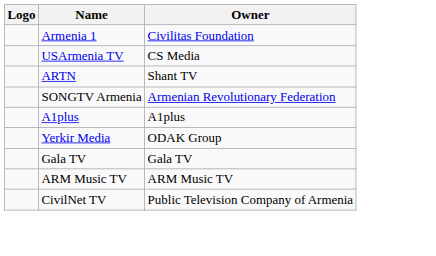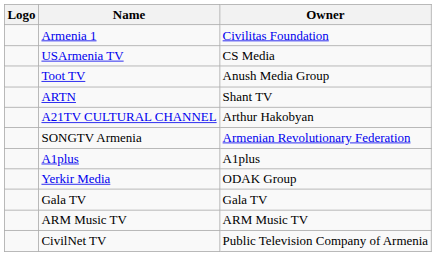+ row: (63, 76)
+ row: (129, 117)
